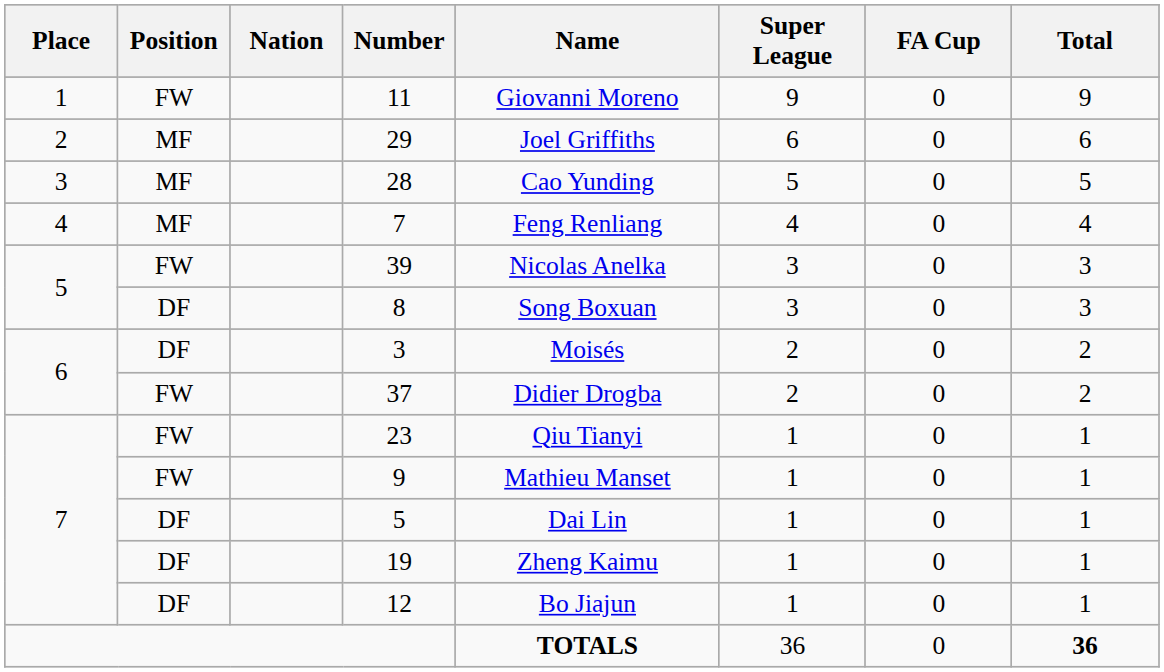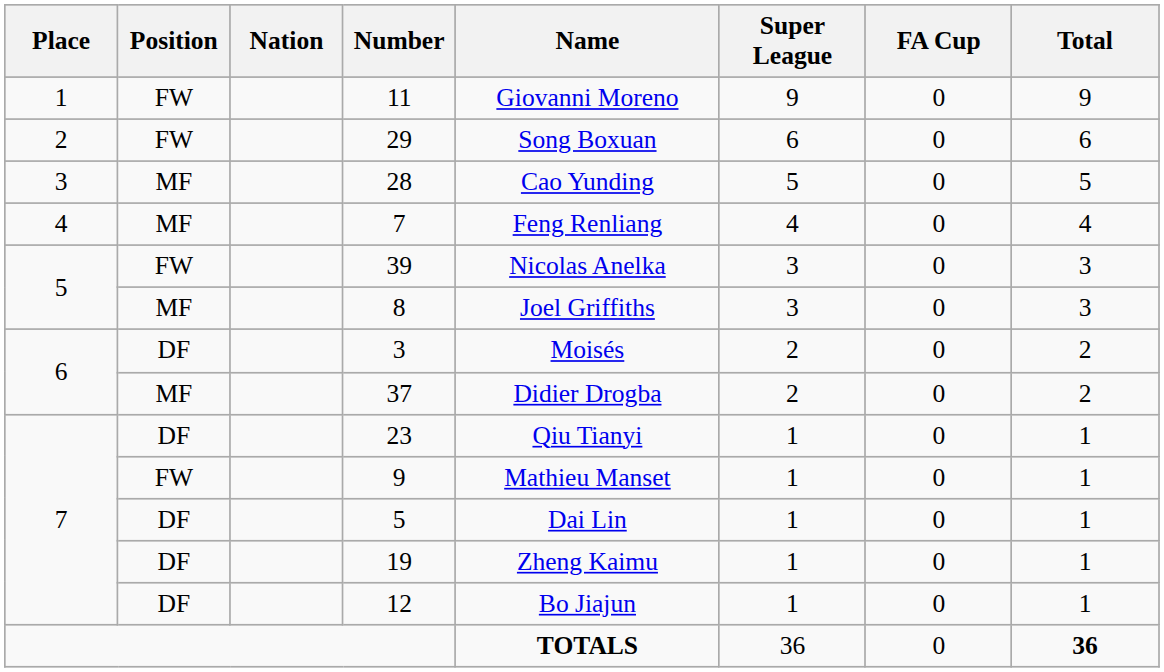(174, 140) MF -> (174, 140) FW
(587, 140) Joel Griffiths -> (587, 140) Song Boxuan
(174, 308) DF -> (174, 308) MF
(587, 308) Song Boxuan -> (587, 308) Joel Griffiths
(174, 392) FW -> (174, 392) MF
(174, 434) FW -> (174, 434) DF
